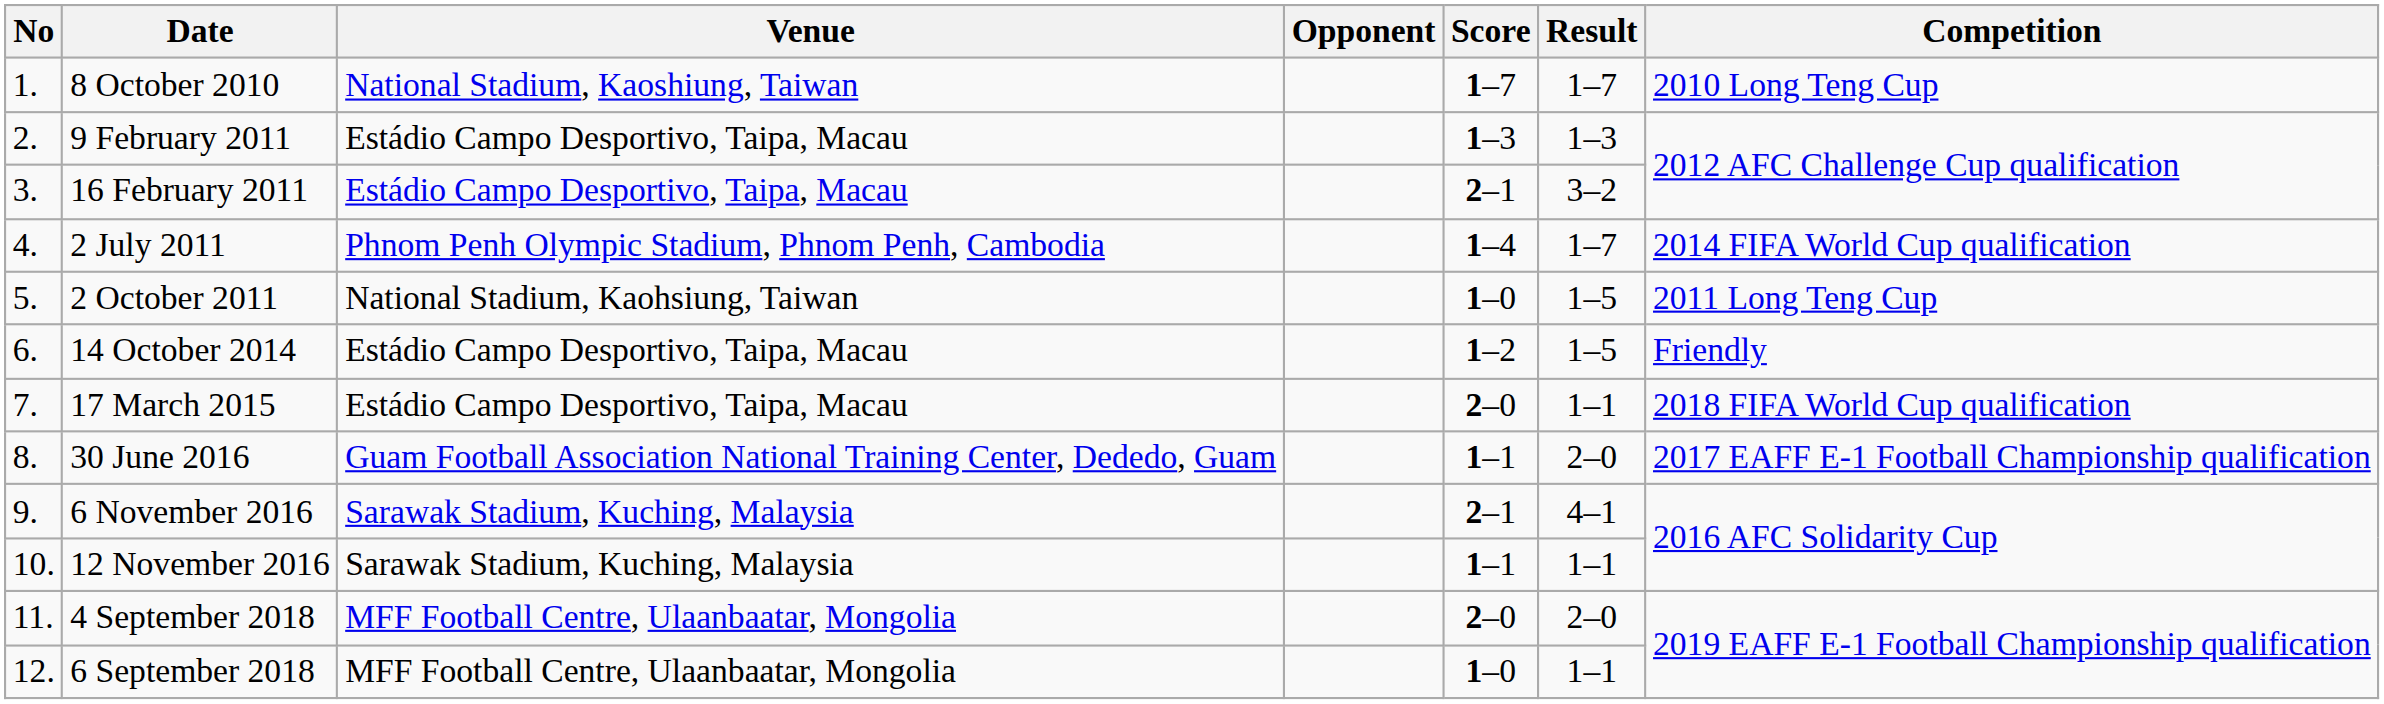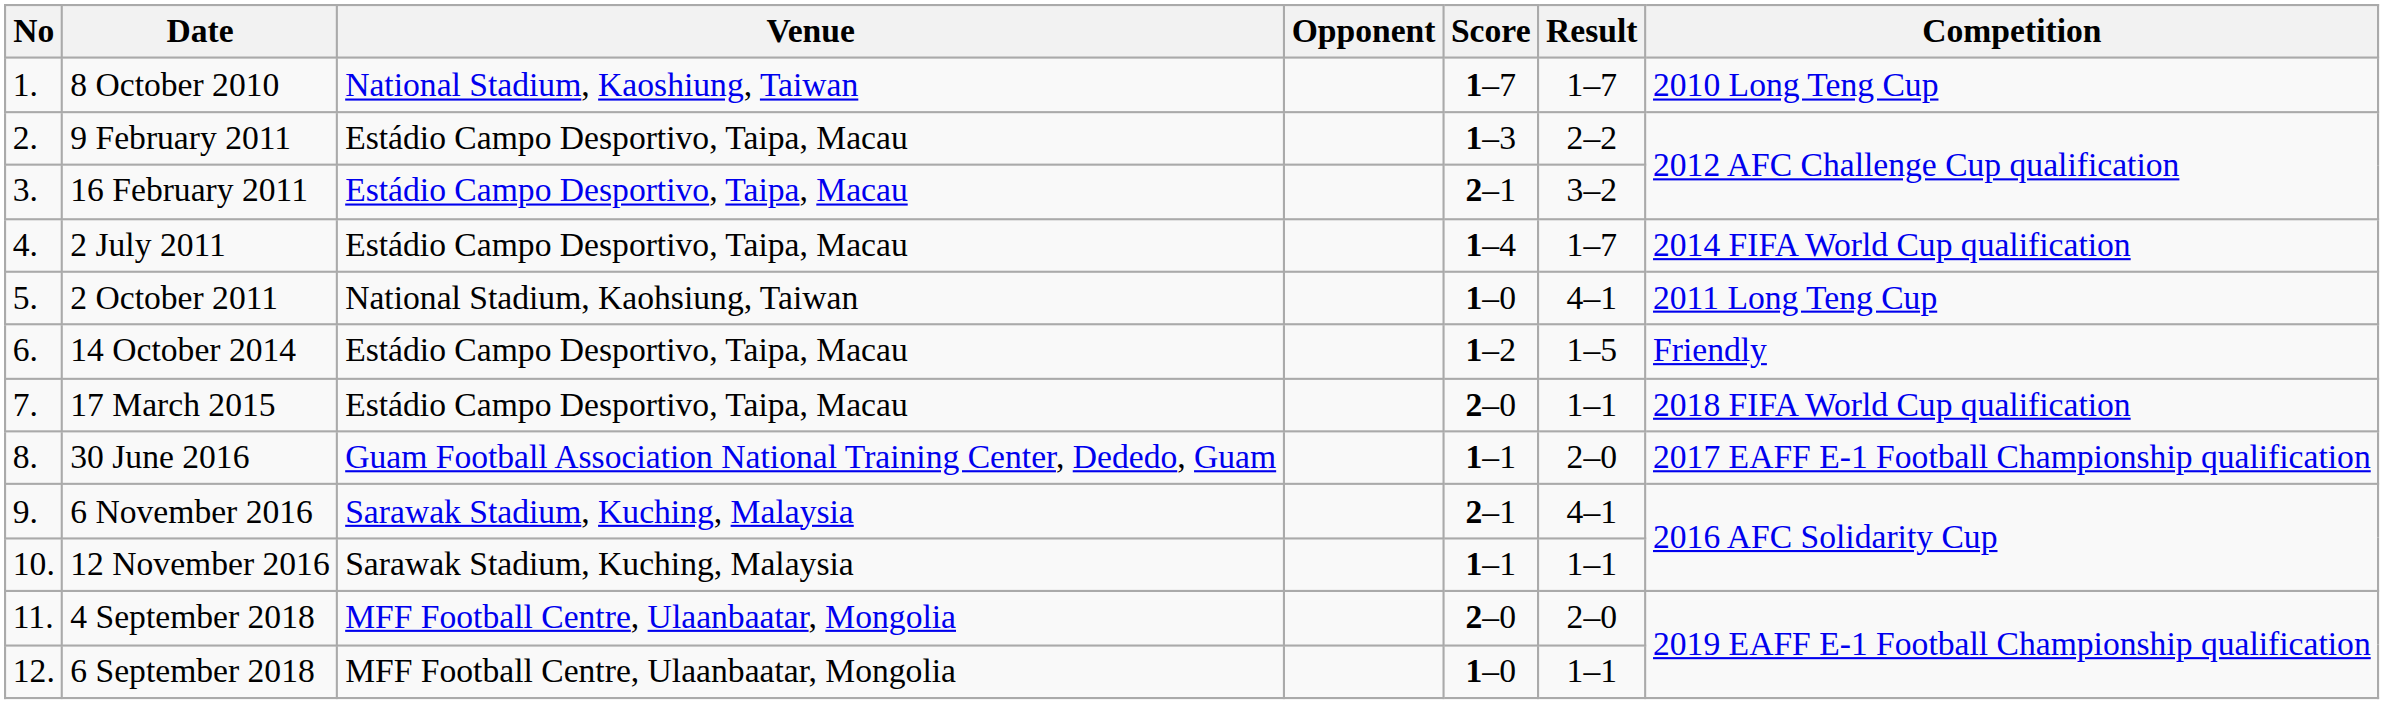(1592, 137) 1–3 -> (1592, 137) 2–2
(725, 244) Phnom Penh Olympic Stadium, Phnom Penh, Cambodia -> (626, 244) Estádio Campo Desportivo, Taipa, Macau
(1592, 297) 1–5 -> (1592, 297) 4–1
